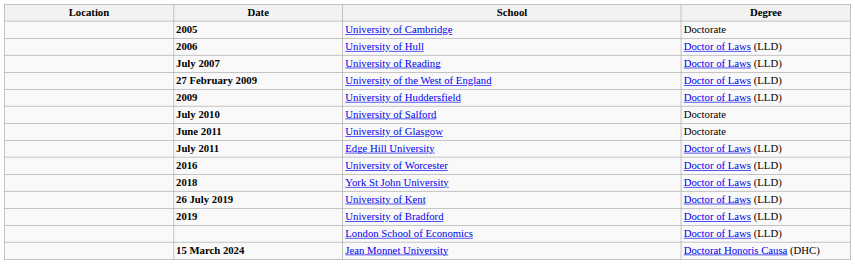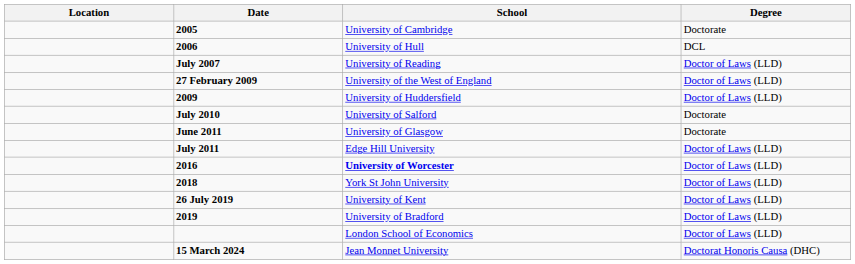(733, 47) Doctor of Laws (LLD) -> (694, 47) DCL
(397, 166) normal -> (400, 166) bold
